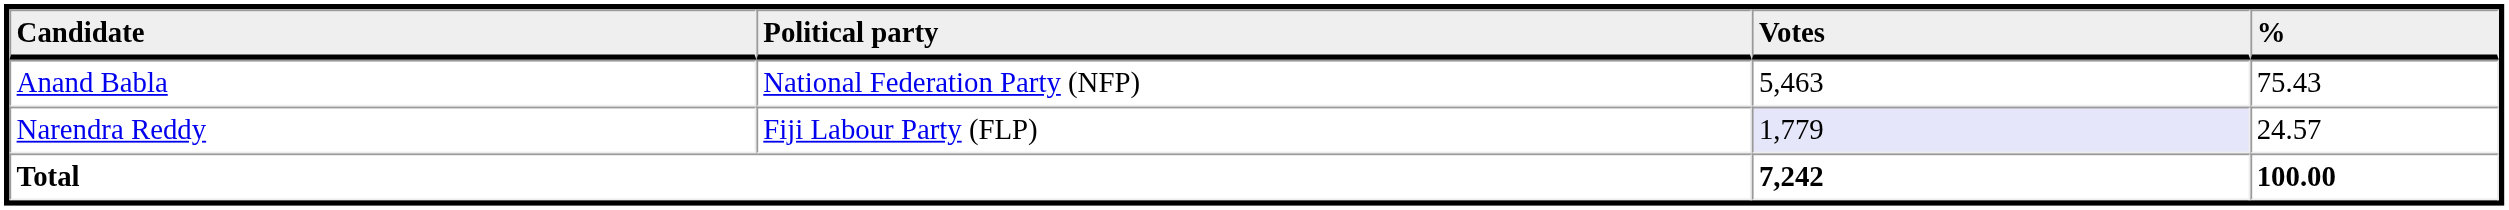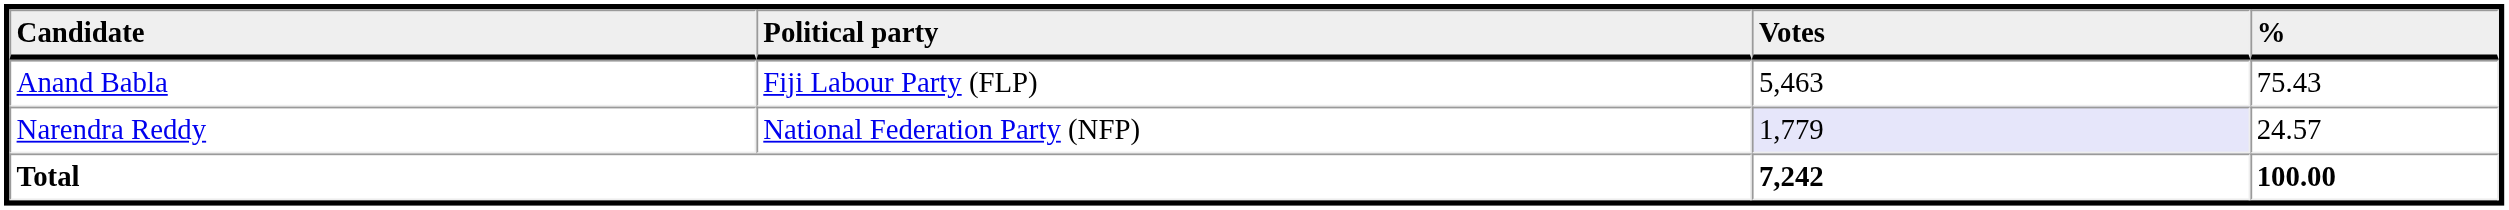(952, 82) National Federation Party (NFP) -> (900, 82) Fiji Labour Party (FLP)
(900, 129) Fiji Labour Party (FLP) -> (952, 129) National Federation Party (NFP)
